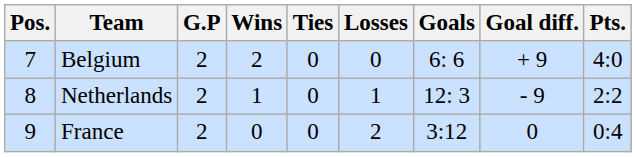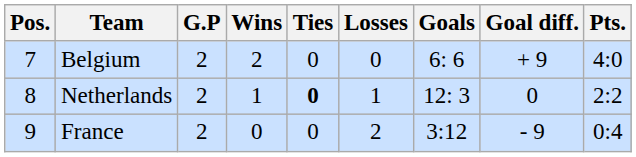(313, 95) normal -> (313, 95) bold
(532, 95) - 9 -> (532, 95) 0
(532, 132) 0 -> (532, 132) - 9
